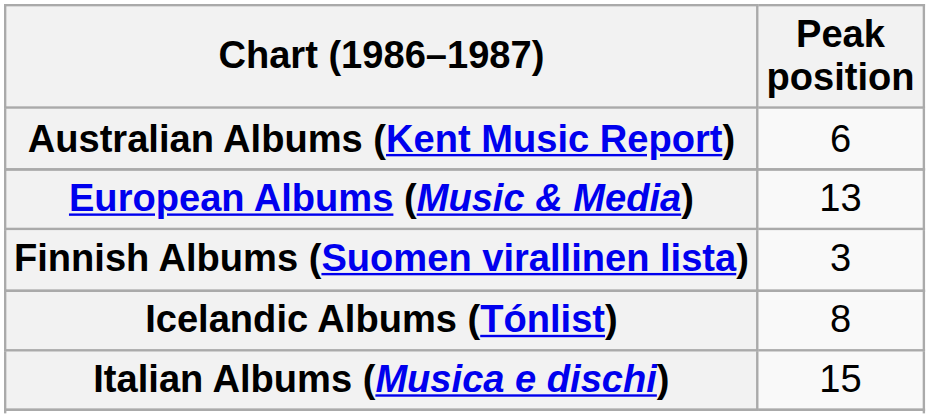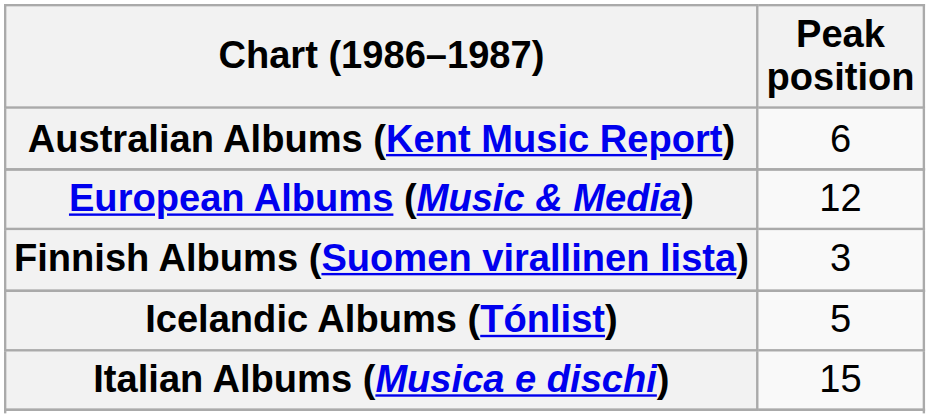(840, 198) 13 -> (840, 198) 12
(840, 319) 8 -> (840, 319) 5
